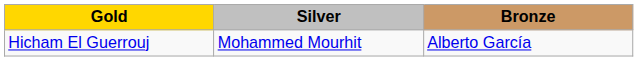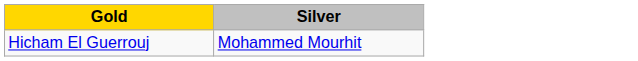- column: (528, 17)
